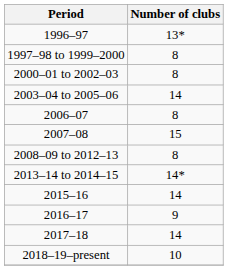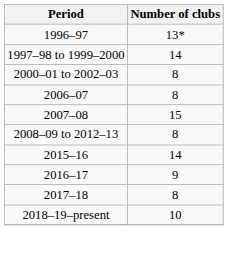(175, 54) 8 -> (175, 54) 14
- row: (66, 94)
- row: (66, 174)
(175, 235) 14 -> (175, 194) 8
